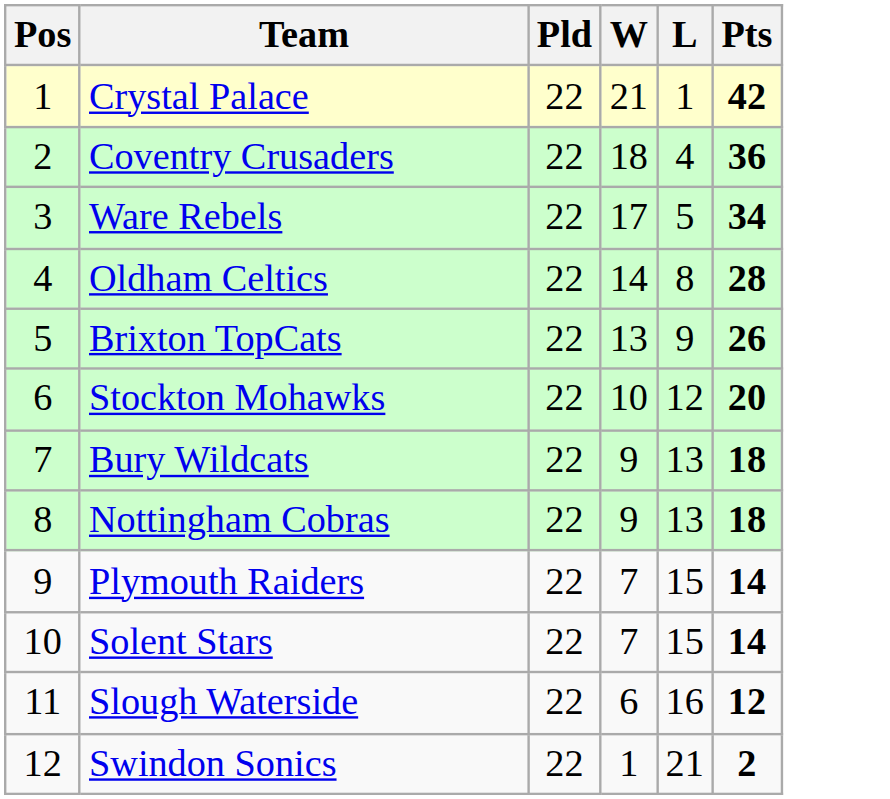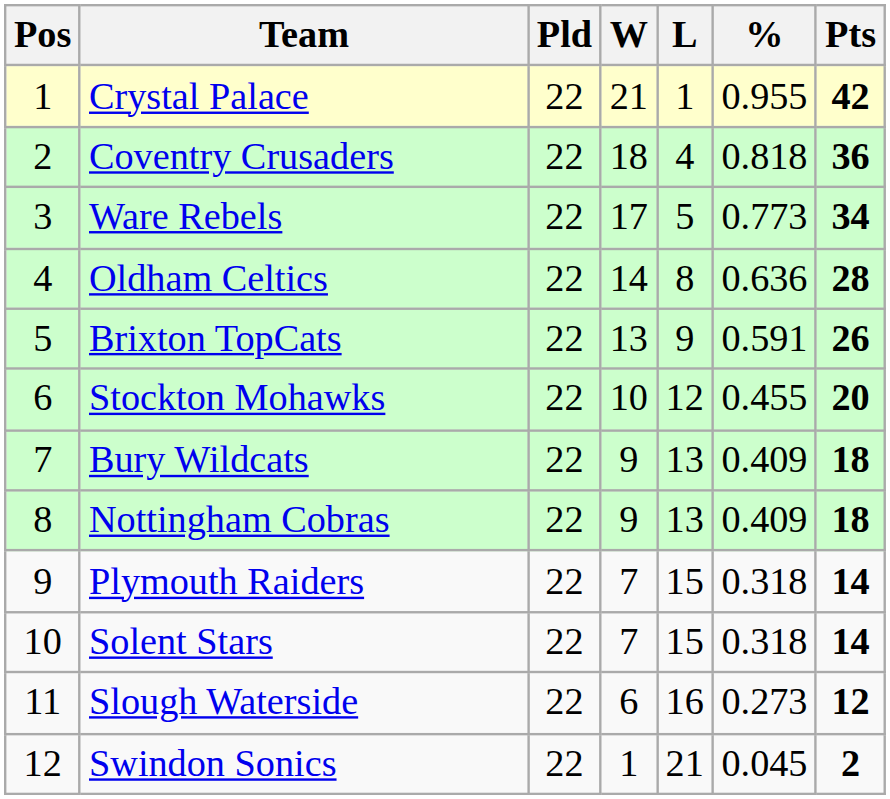+ column: (764, 34)
